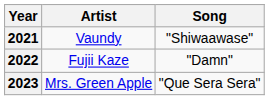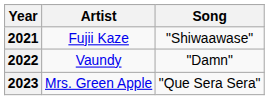(99, 38) Vaundy -> (99, 38) Fujii Kaze
(99, 61) Fujii Kaze -> (99, 61) Vaundy
